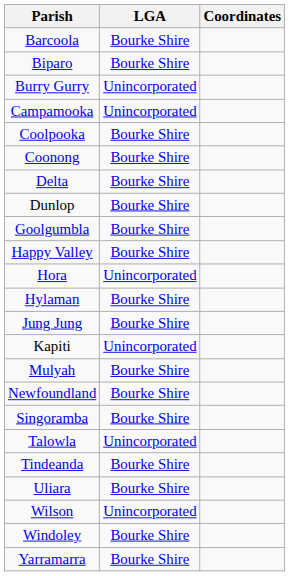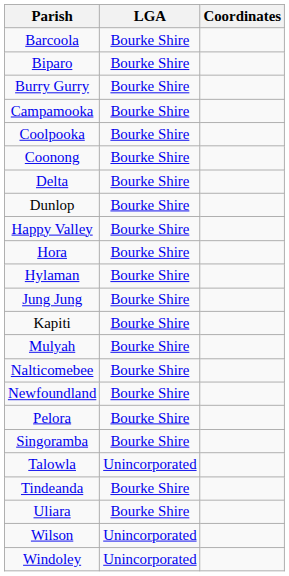(150, 87) Unincorporated -> (150, 87) Bourke Shire
(150, 110) Unincorporated -> (150, 110) Bourke Shire
- row: (52, 228)
(150, 275) Unincorporated -> (150, 252) Bourke Shire
(150, 346) Unincorporated -> (150, 323) Bourke Shire
+ row: (52, 370)
+ row: (52, 417)
(150, 535) Bourke Shire -> (150, 559) Unincorporated
- row: (52, 559)
